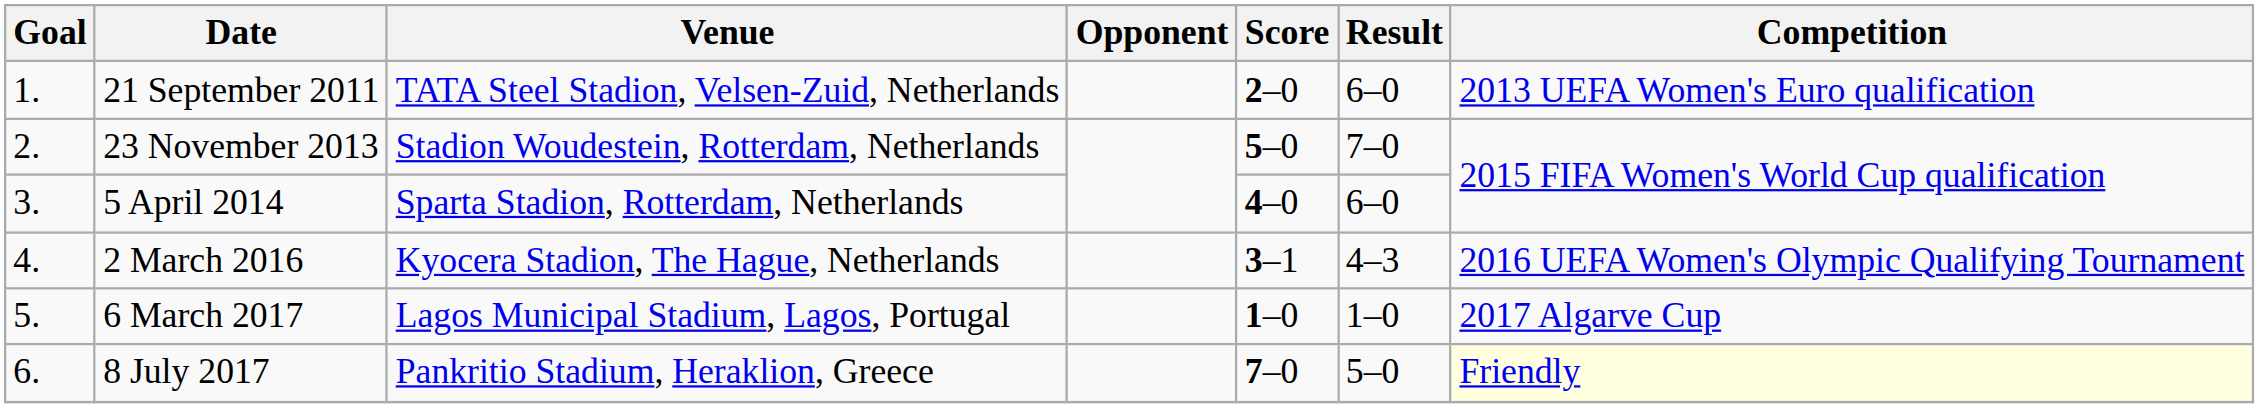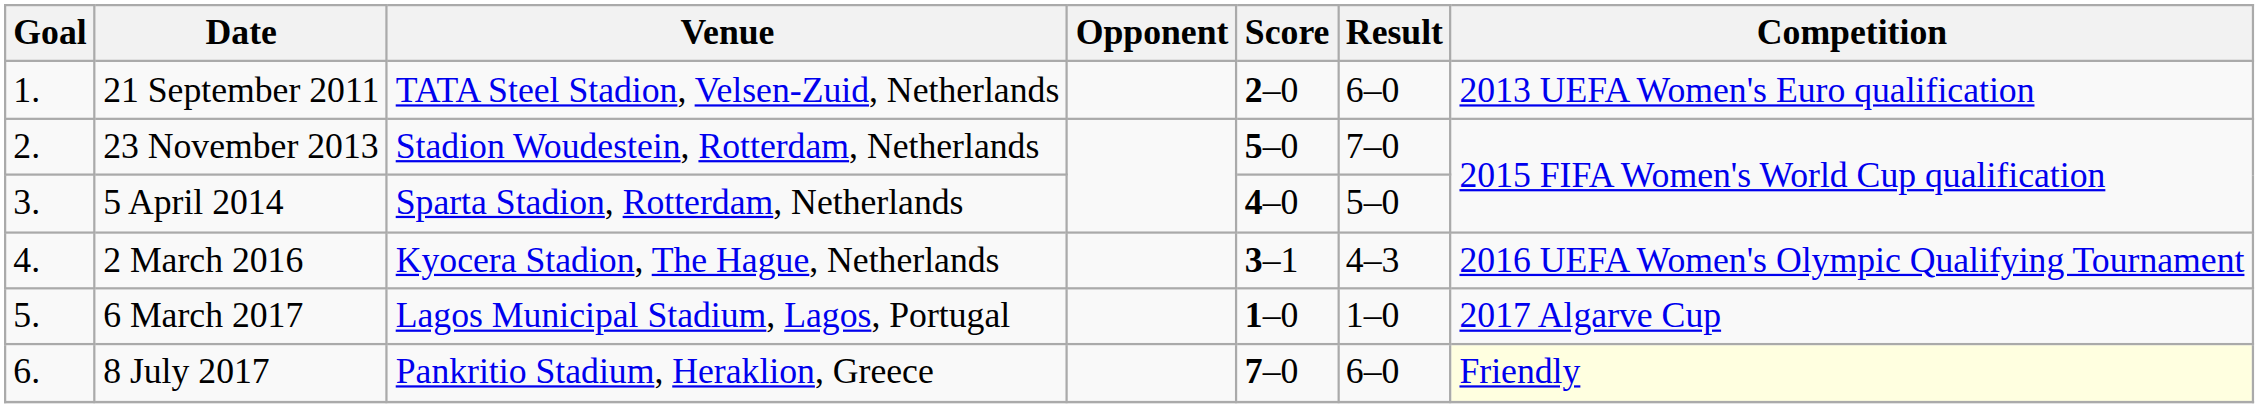(1373, 202) 6–0 -> (1373, 202) 5–0
(1373, 372) 5–0 -> (1373, 372) 6–0
